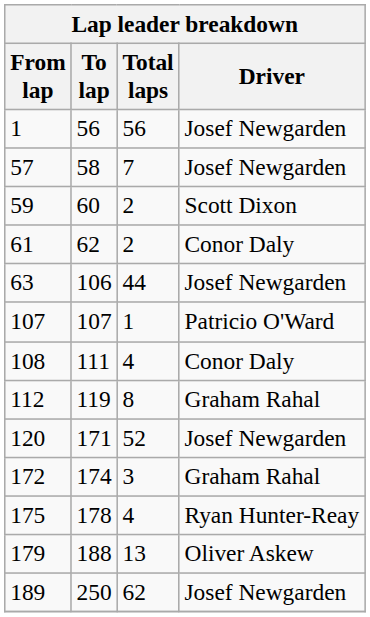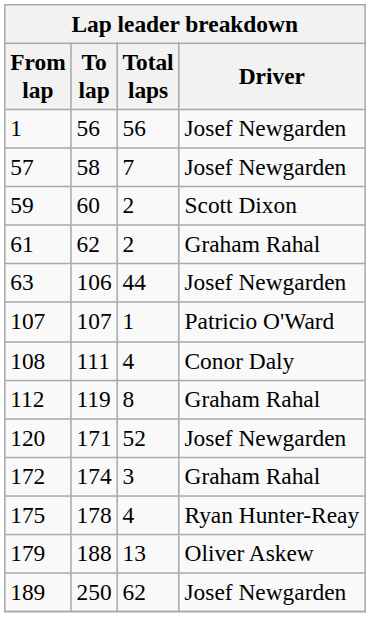(239, 244) Conor Daly -> (252, 244) Graham Rahal
